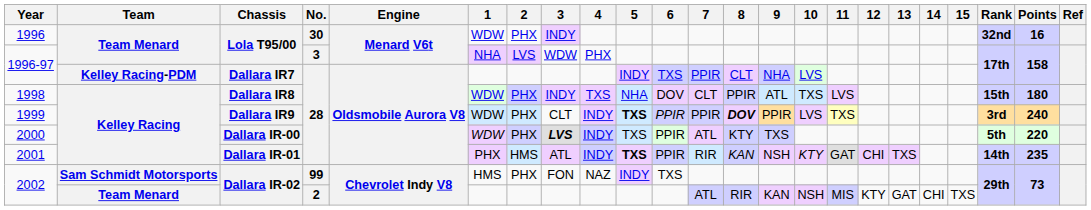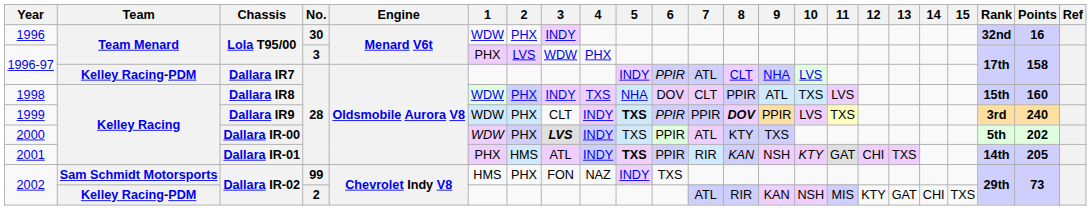(487, 55) NHA -> (487, 55) PHX
(670, 75) TXS -> (670, 75) PPIR
(706, 75) PPIR -> (706, 75) ATL
(1037, 95) 180 -> (1037, 95) 160
(1037, 135) 220 -> (1037, 135) 202
(1037, 155) 235 -> (1037, 155) 205
(139, 195) Team Menard -> (139, 195) Kelley Racing-PDM
